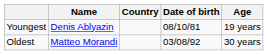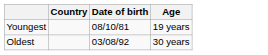- column: (84, 12)
